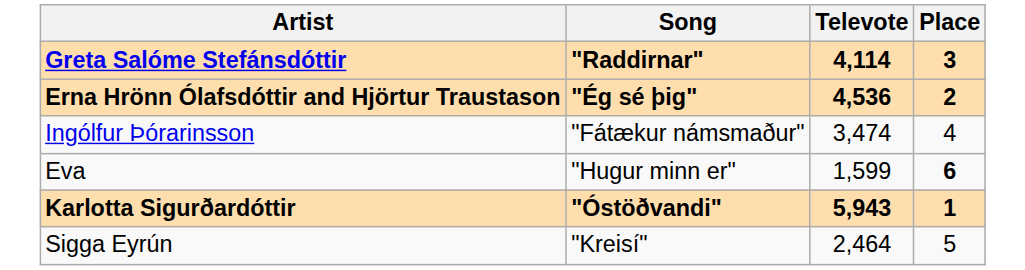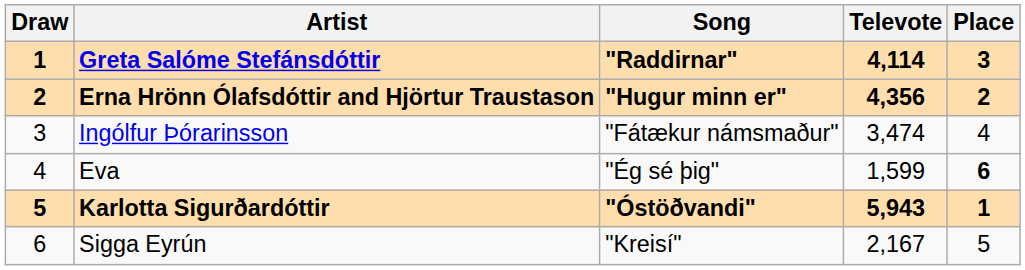+ column: (40, 23)
(634, 97) "Ég sé þig" -> (696, 97) "Hugur minn er"
(862, 97) 4,536 -> (896, 97) 4,356
(654, 171) "Hugur minn er" -> (662, 171) "Ég sé þig"
(862, 245) 2,464 -> (896, 245) 2,167
